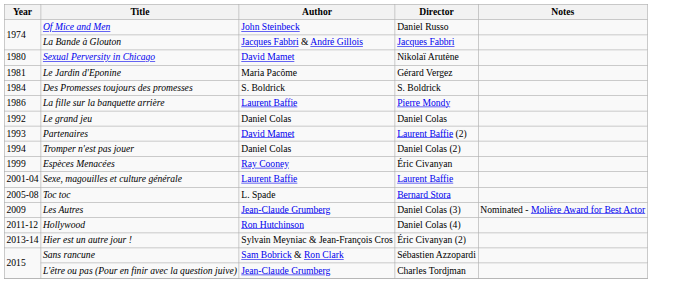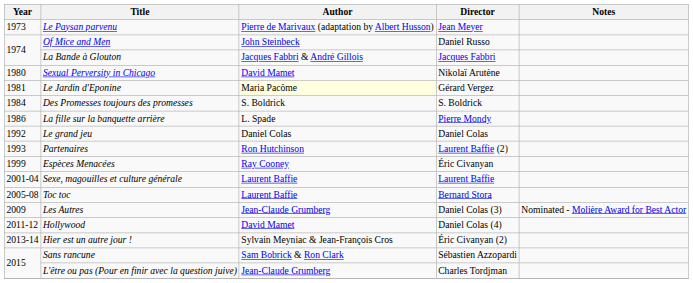+ row: (80, 27)
(269, 73) no background -> (269, 88) lightyellow background
(269, 103) Laurent Baffie -> (258, 118) L. Spade
(268, 133) David Mamet -> (273, 149) Ron Hutchinson
- row: (88, 149)
(258, 194) L. Spade -> (269, 194) Laurent Baffie
(273, 225) Ron Hutchinson -> (268, 225) David Mamet
